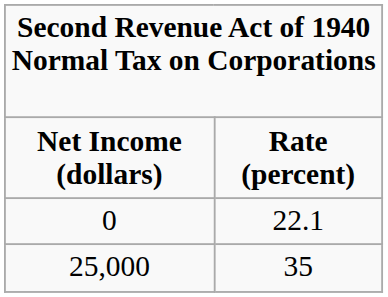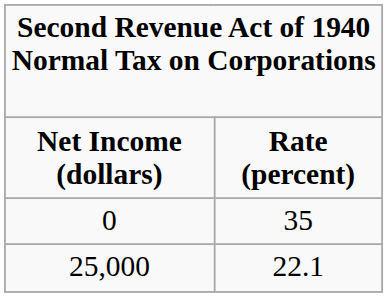(298, 220) 22.1 -> (298, 220) 35
(298, 267) 35 -> (298, 267) 22.1
